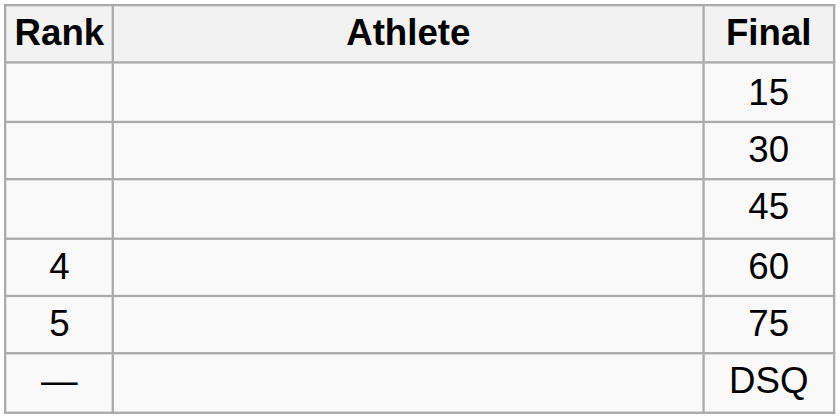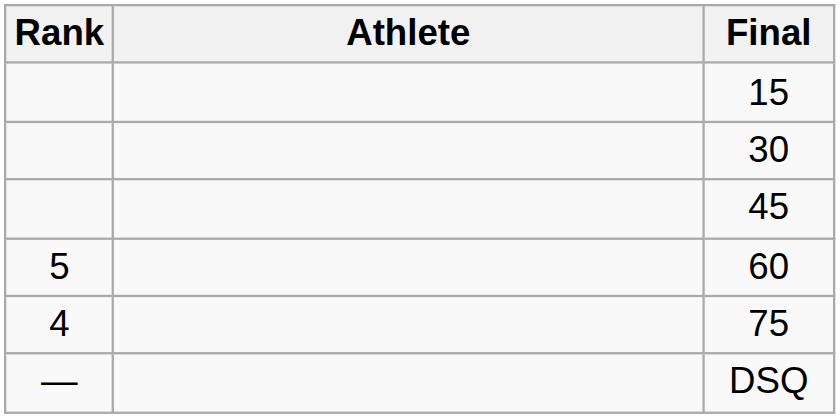(59, 265) 4 -> (59, 265) 5
(59, 324) 5 -> (59, 324) 4
